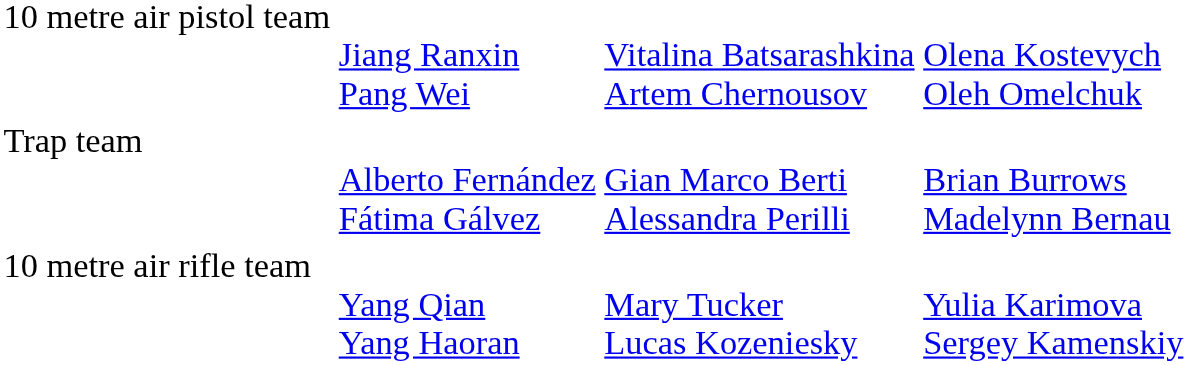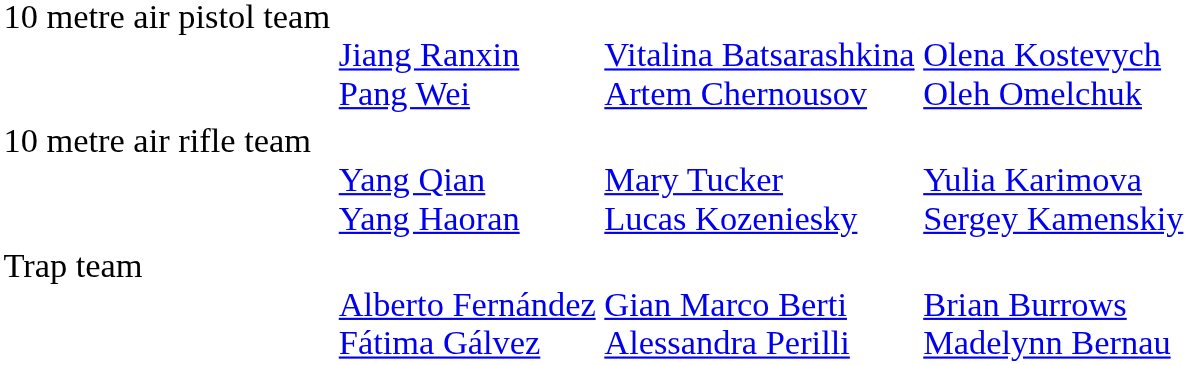rows swapped: (157, 265) <-> (73, 140)
